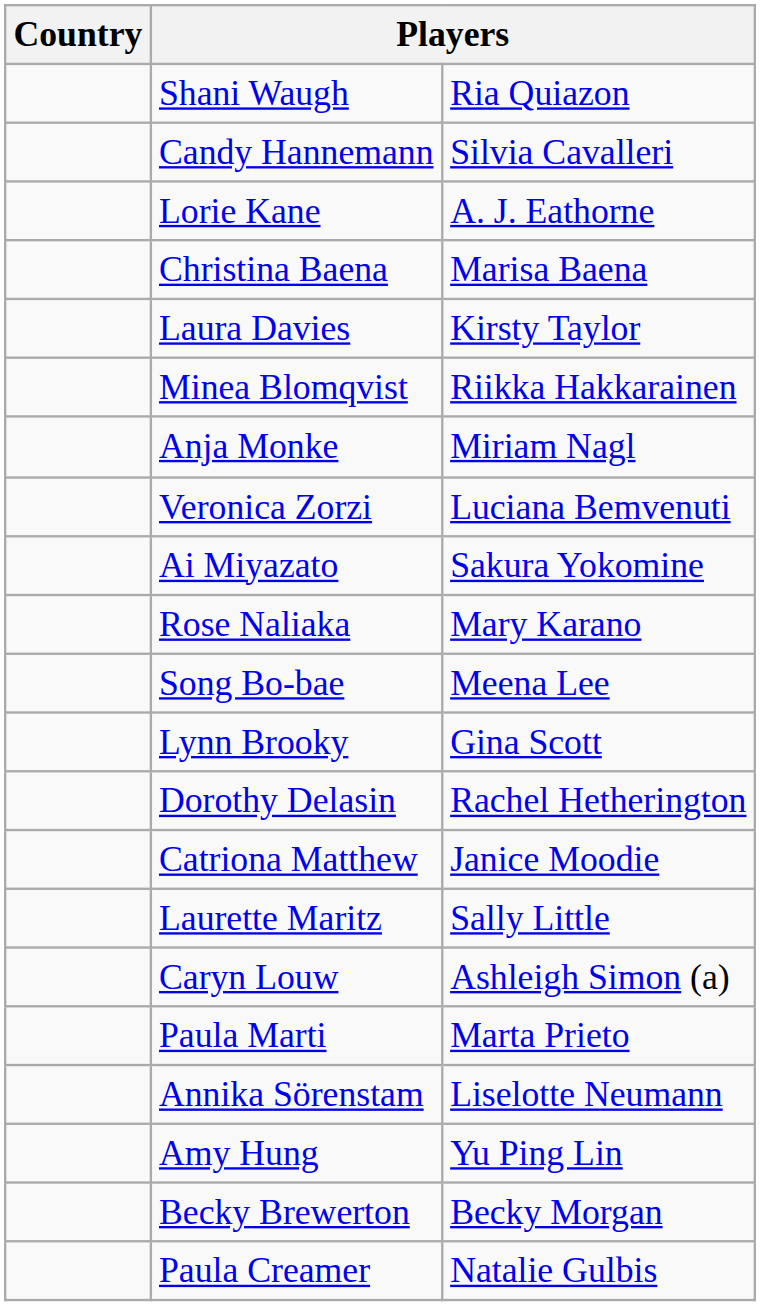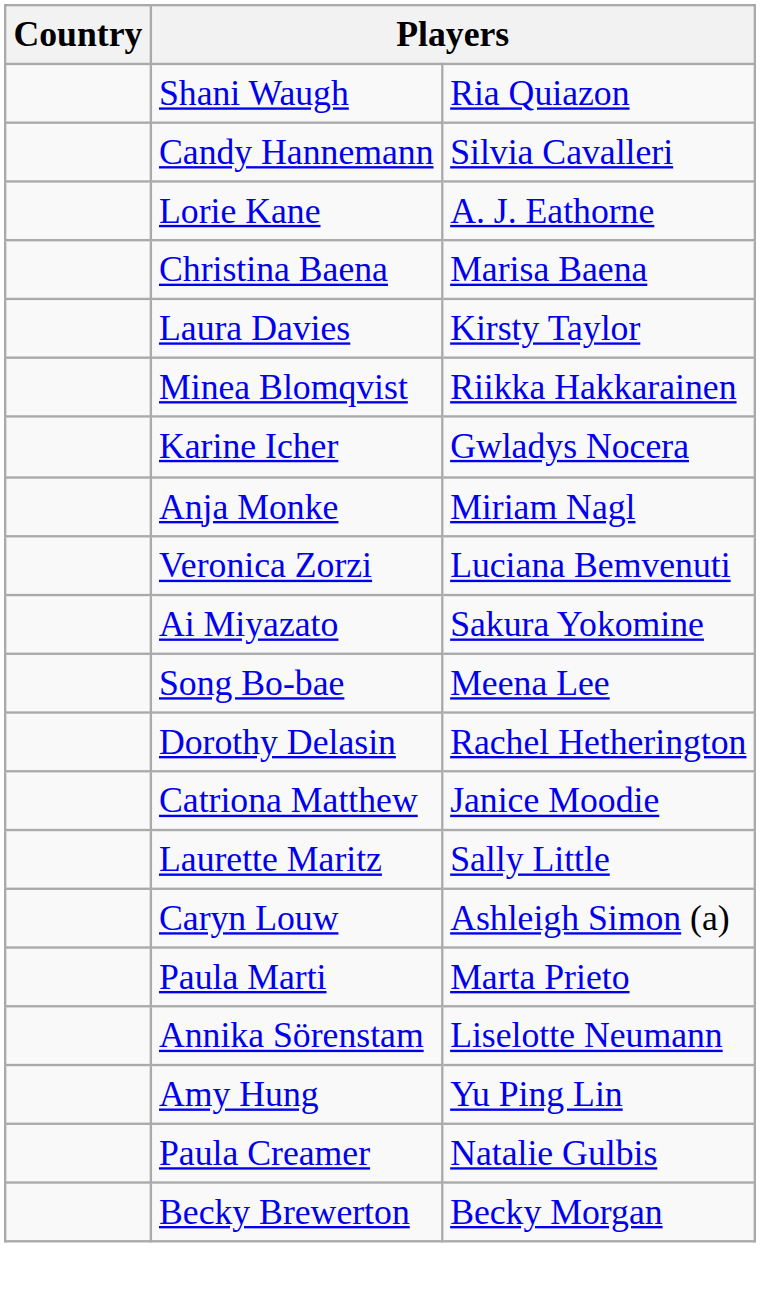+ row: (249, 446)
- row: (255, 623)
- row: (254, 740)
rows swapped: (265, 1270) <-> (284, 1212)
